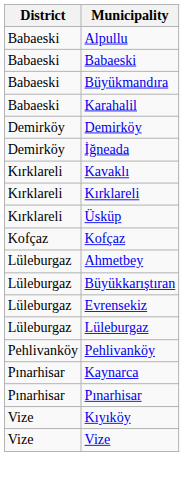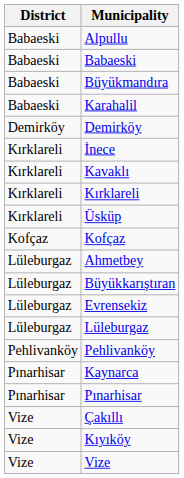- row: (107, 149)
+ row: (100, 149)
+ row: (104, 417)
